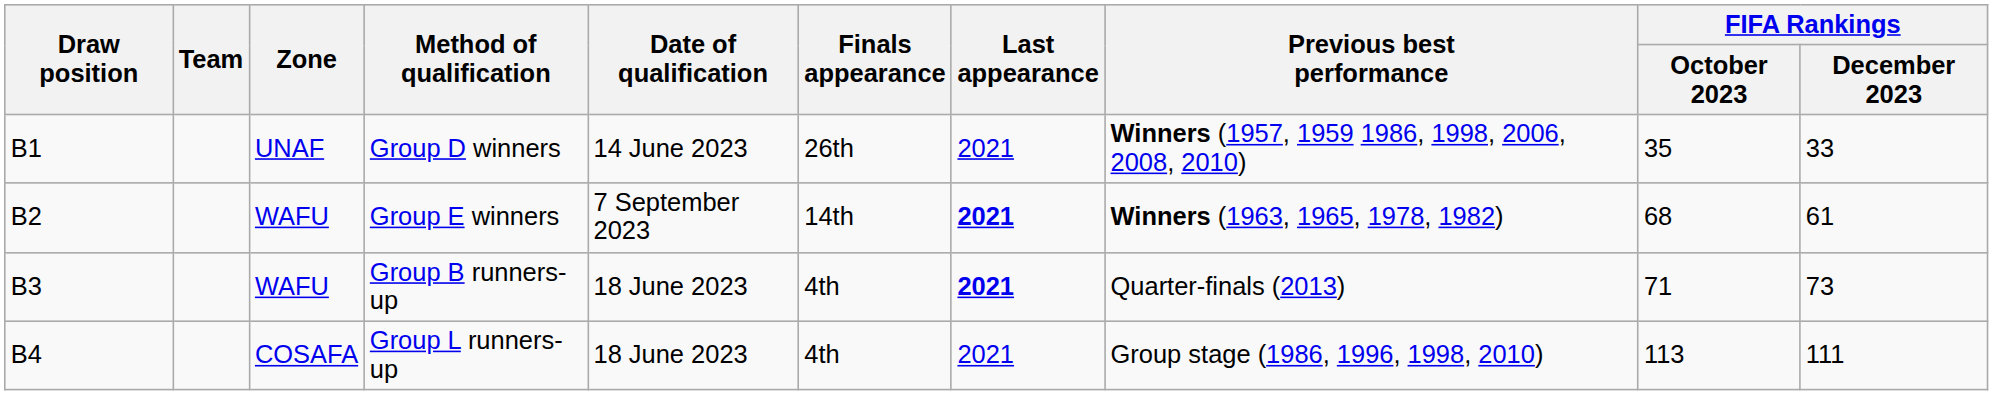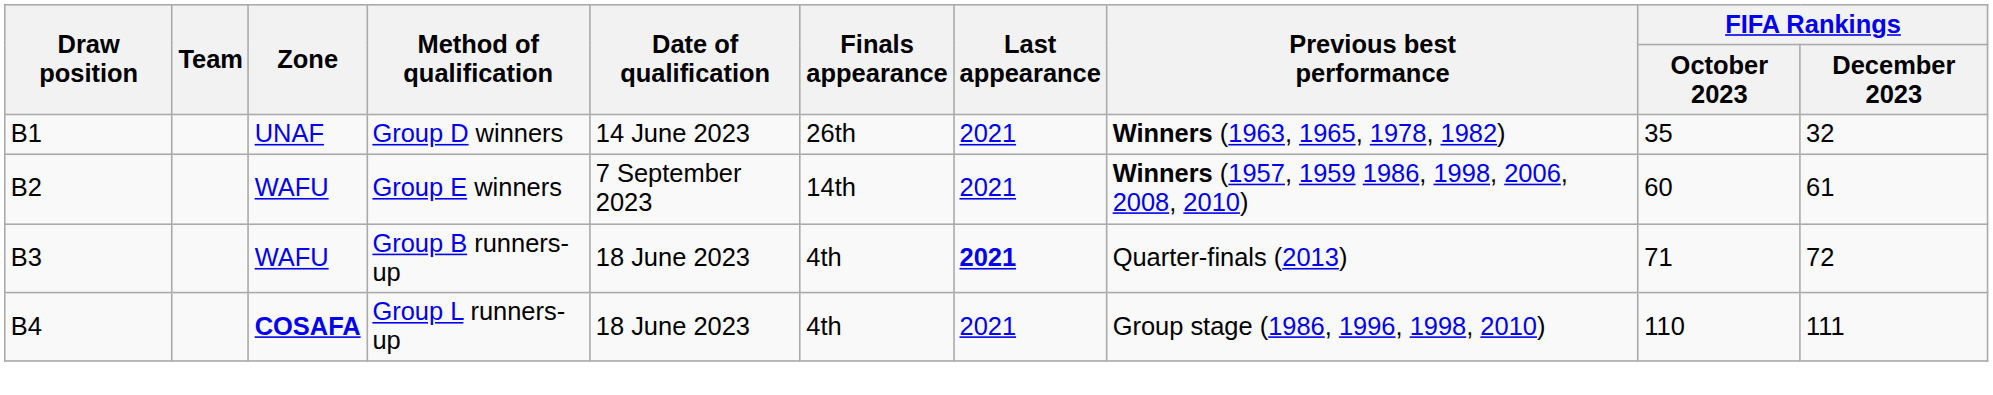(1338, 148) Winners (1957, 1959 1986, 1998, 2006, 2008, 2010) -> (1309, 133) Winners (1963, 1965, 1978, 1982)
(1820, 148) 33 -> (1820, 133) 32
(986, 217) bold -> (988, 188) normal
(1307, 217) Winners (1963, 1965, 1978, 1982) -> (1340, 188) Winners (1957, 1959 1986, 1998, 2006, 2008, 2010)
(1658, 217) 68 -> (1659, 188) 60
(1820, 286) 73 -> (1820, 257) 72
(307, 355) normal -> (308, 326) bold
(1664, 355) 113 -> (1665, 326) 110
